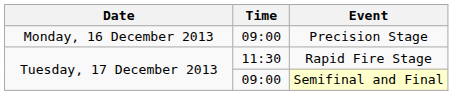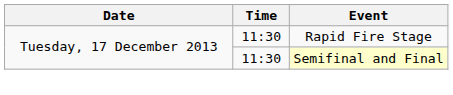- row: (369, 37)
(261, 79) 09:00 -> (261, 58) 11:30
